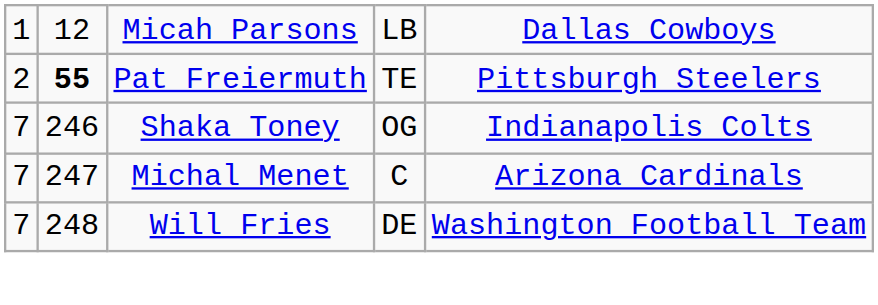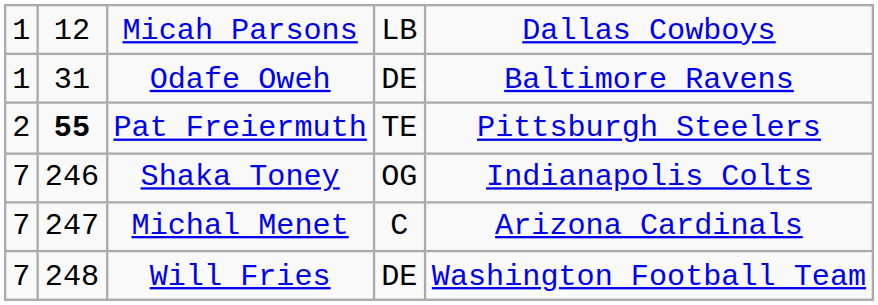+ row: (240, 79)
